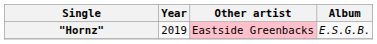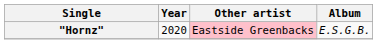(174, 30) 2019 -> (174, 30) 2020
